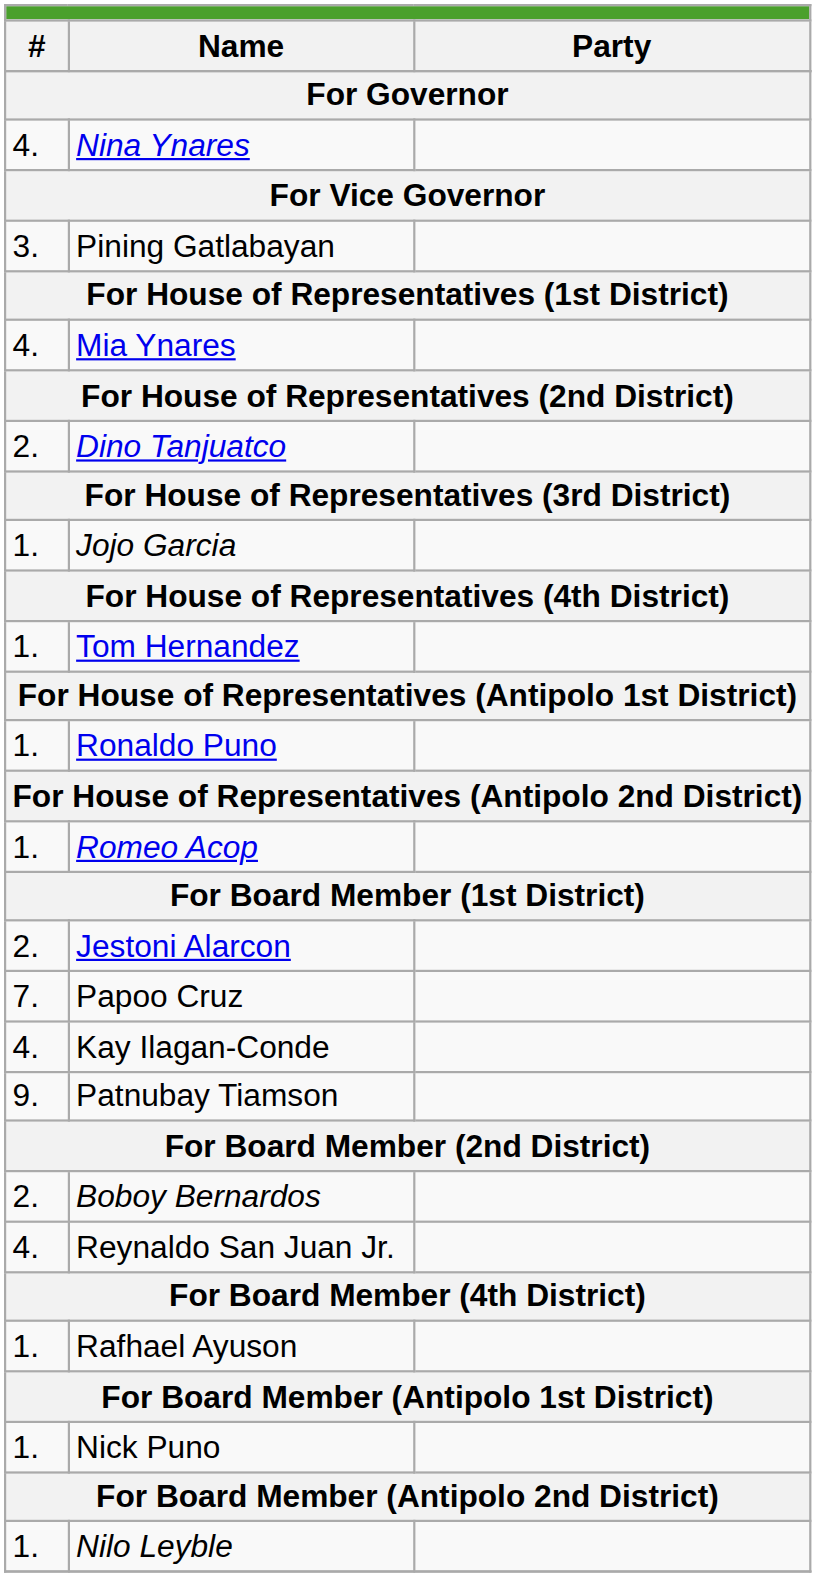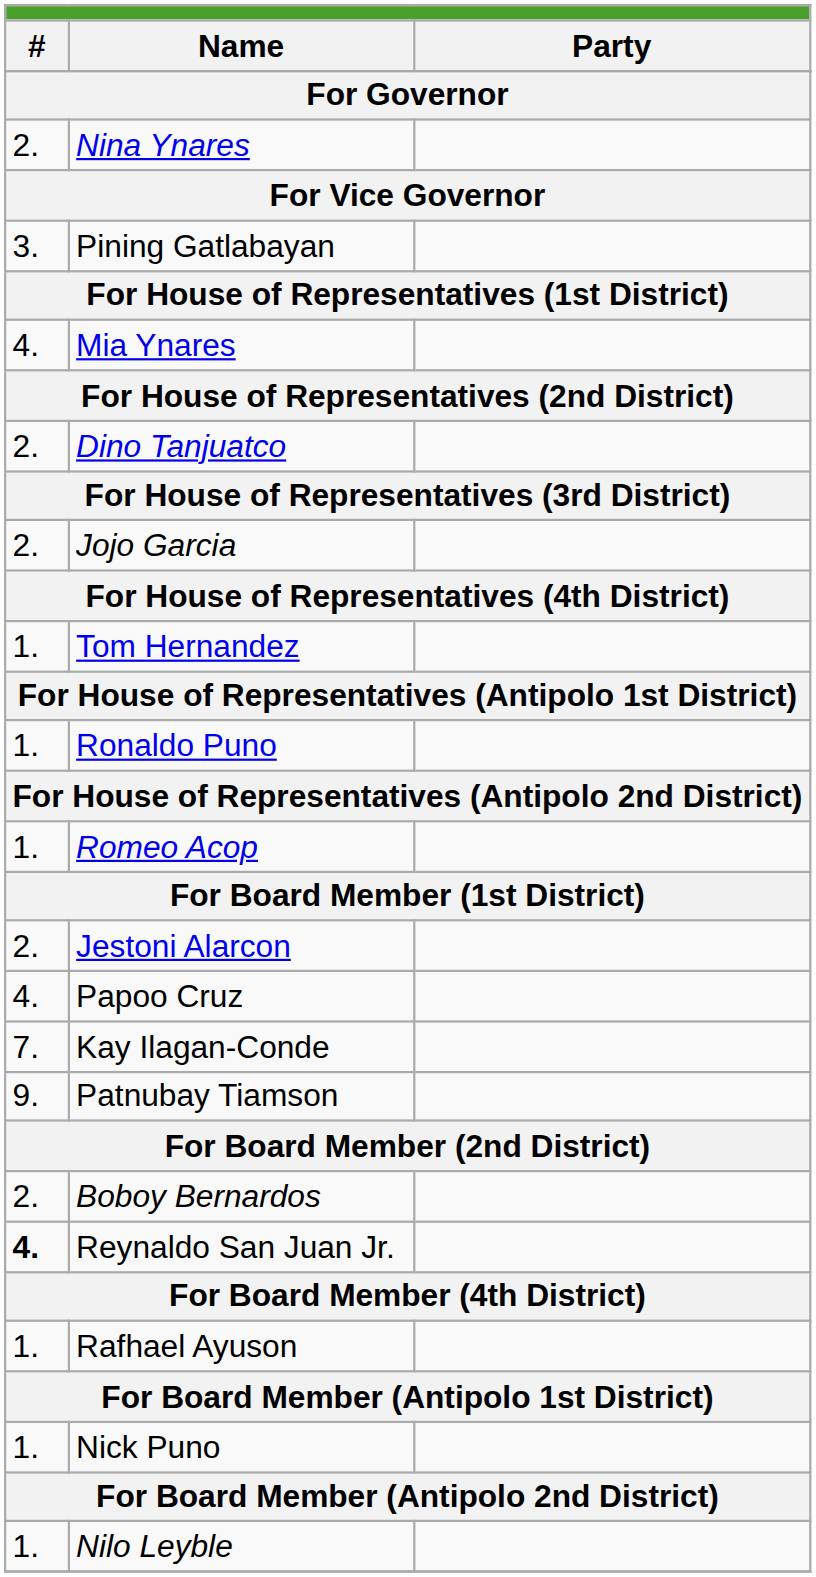(26, 145) 4. -> (26, 145) 2.
(26, 546) 1. -> (26, 546) 2.
(26, 996) 7. -> (26, 996) 4.
(26, 1046) 4. -> (26, 1046) 7.
(26, 1247) normal -> (26, 1247) bold
